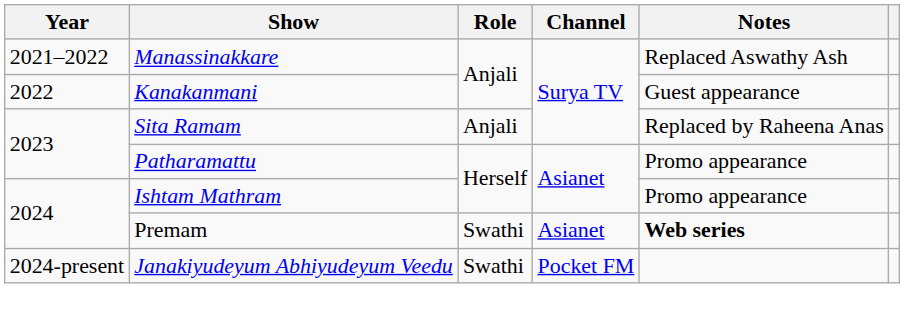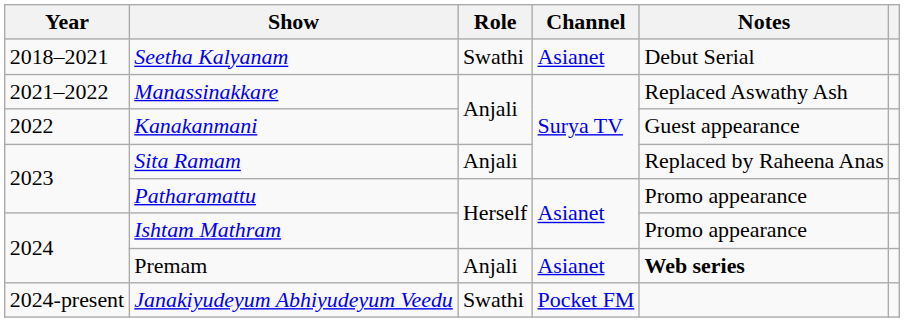+ row: (211, 56)
(493, 230) Swathi -> (490, 265) Anjali
